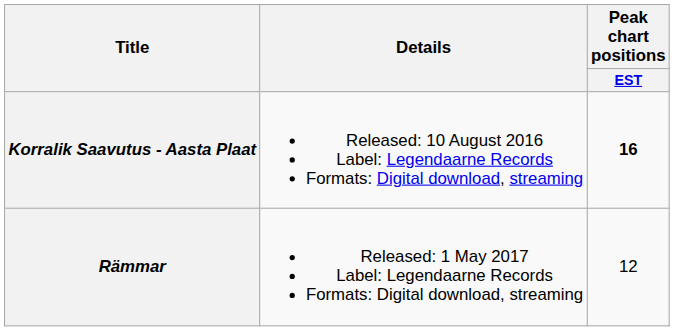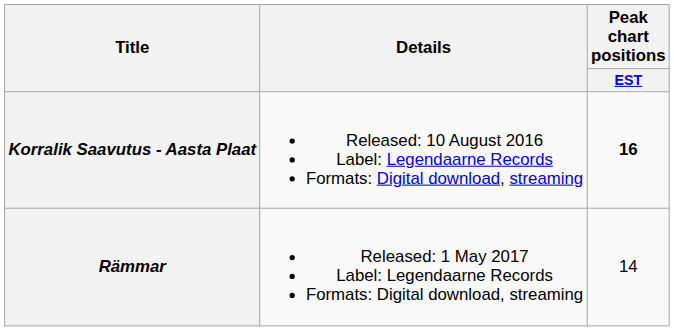(628, 266) 12 -> (628, 266) 14
